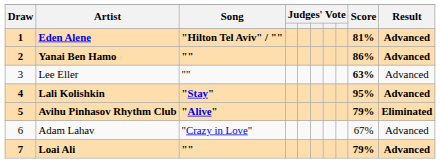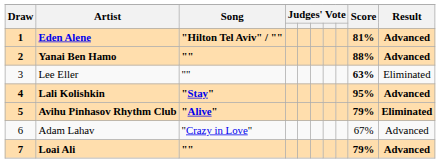(364, 56) 86% -> (364, 56) 88%
(407, 75) Advanced -> (407, 75) Eliminated
